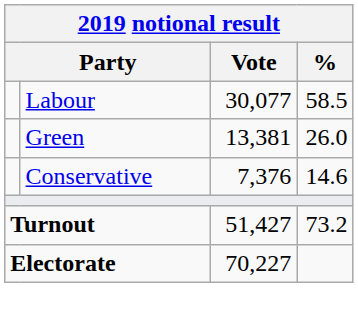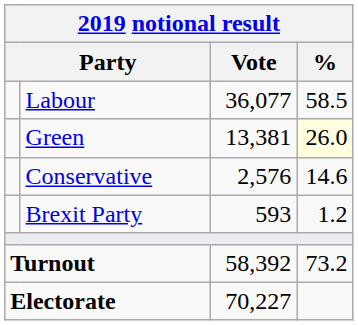(258, 99) 30,077 -> (258, 99) 36,077
(326, 137) no background -> (326, 137) lightyellow background
(264, 175) 7,376 -> (264, 175) 2,576
+ row: (84, 213)
(258, 224) 51,427 -> (258, 262) 58,392
